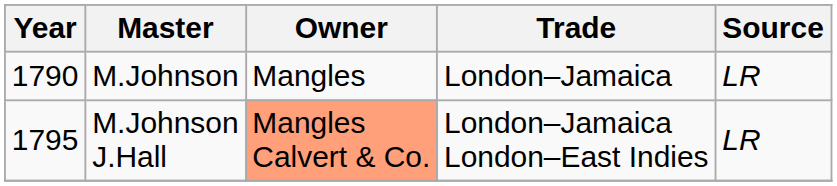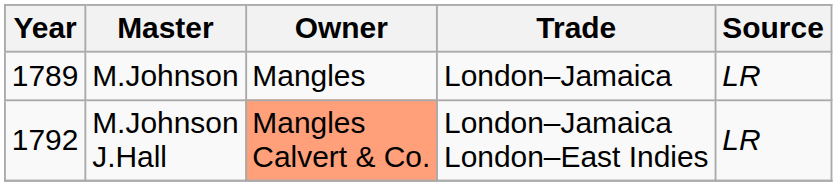(45, 75) 1790 -> (45, 75) 1789
(45, 139) 1795 -> (45, 139) 1792
